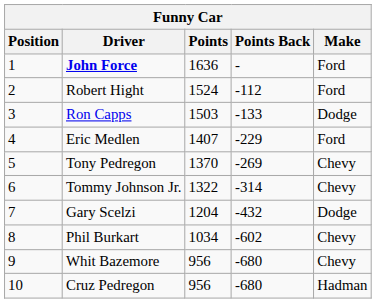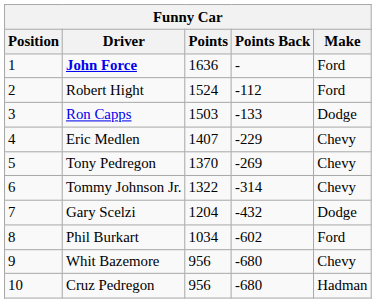(331, 139) Ford -> (337, 139) Chevy
(337, 237) Chevy -> (331, 237) Ford
